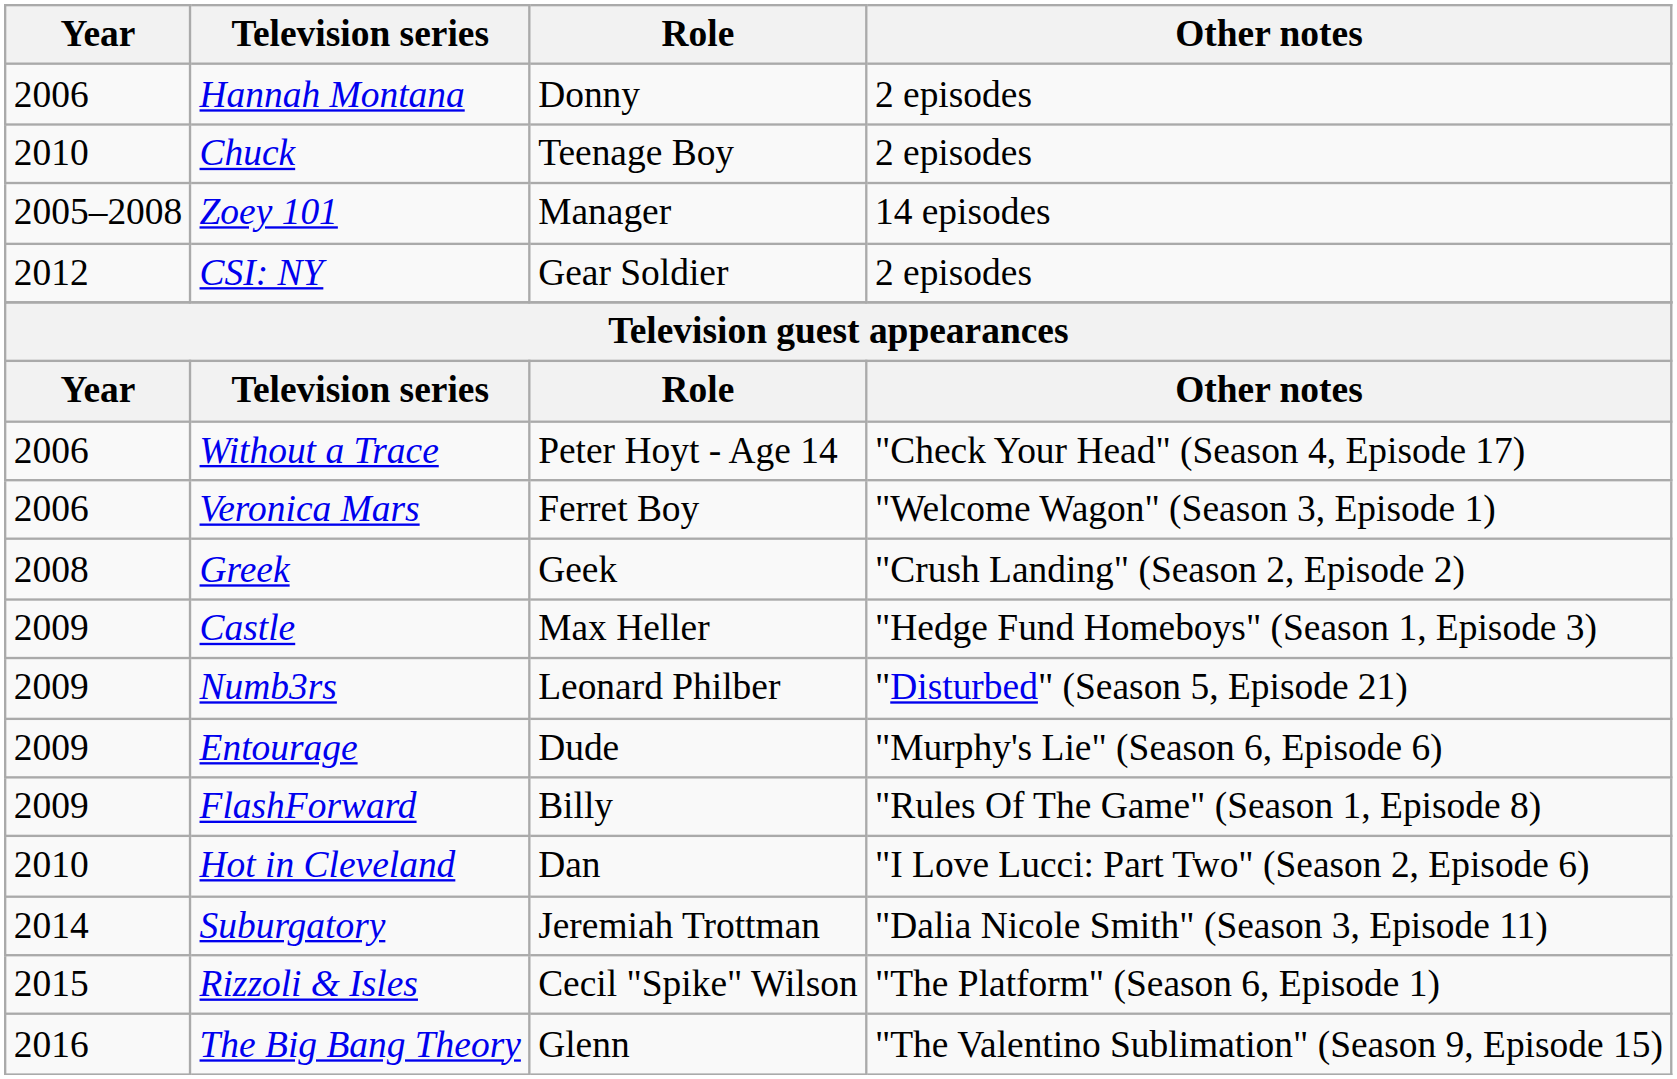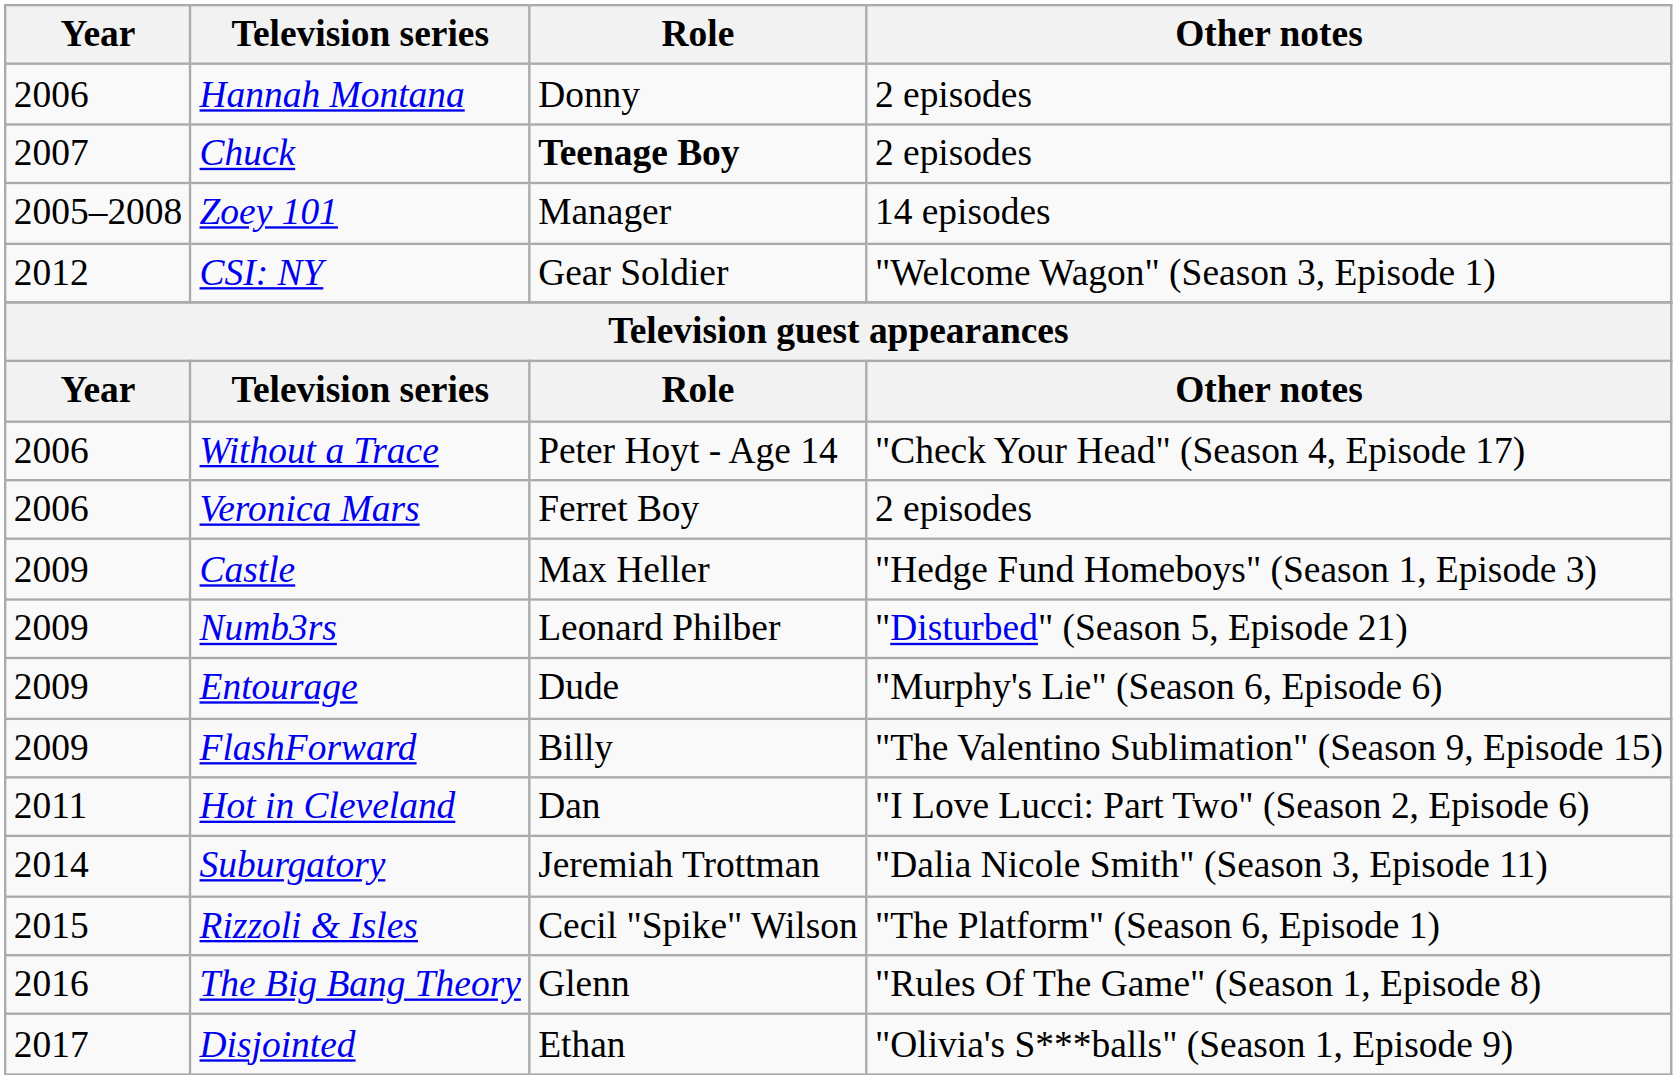(51, 152) 2010 -> (51, 152) 2007
(636, 152) normal -> (639, 152) bold
(953, 271) 2 episodes -> (1185, 271) "Welcome Wagon" (Season 3, Episode 1)
(1185, 509) "Welcome Wagon" (Season 3, Episode 1) -> (953, 509) 2 episodes
- row: (245, 568)
(1208, 806) "Rules Of The Game" (Season 1, Episode 8) -> (1269, 746) "The Valentino Sublimation" (Season 9, Episode 15)
(51, 865) 2010 -> (51, 806) 2011
(1269, 1043) "The Valentino Sublimation" (Season 9, Episode 15) -> (1208, 984) "Rules Of The Game" (Season 1, Episode 8)
+ row: (278, 1043)
